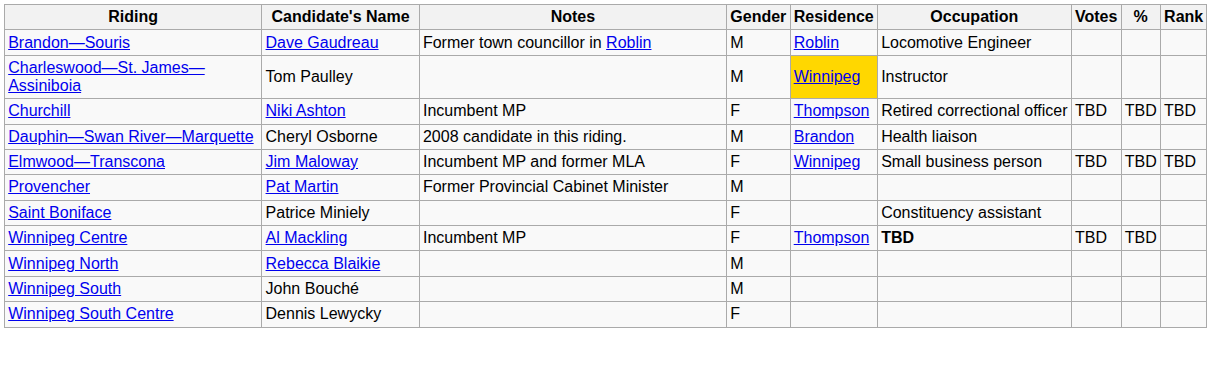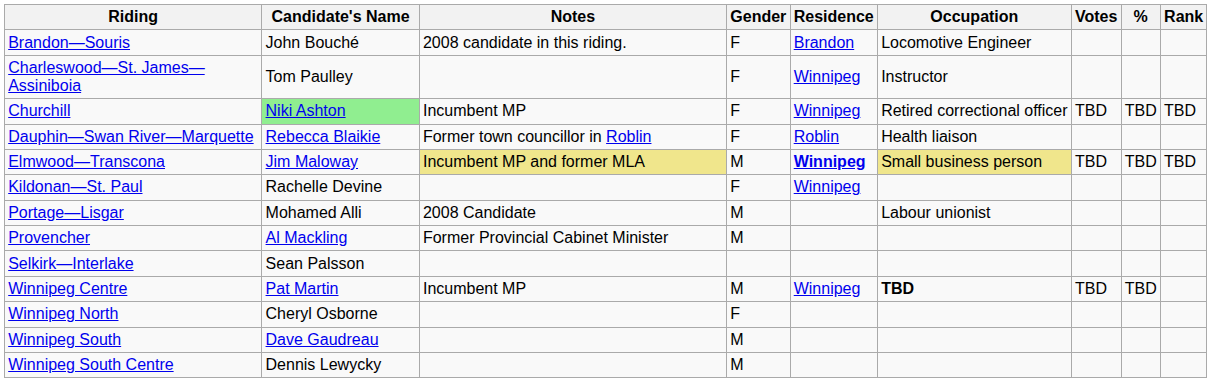(322, 42) Dave Gaudreau -> (312, 42) John Bouché
(537, 42) Former town councillor in Roblin -> (525, 42) 2008 candidate in this riding.
(737, 42) M -> (735, 42) F
(816, 42) Roblin -> (824, 42) Brandon
(737, 76) M -> (735, 76) F
(827, 76) gold background -> (827, 76) no background
(306, 111) no background -> (306, 111) lightgreen background
(832, 111) Thompson -> (827, 111) Winnipeg
(322, 136) Cheryl Osborne -> (323, 136) Rebecca Blaikie
(525, 136) 2008 candidate in this riding. -> (537, 136) Former town councillor in Roblin
(737, 136) M -> (735, 136) F
(824, 136) Brandon -> (816, 136) Roblin
(534, 162) no background -> (534, 162) khaki background
(735, 162) F -> (737, 162) M
(827, 162) normal -> (830, 162) bold
(962, 162) no background -> (962, 162) khaki background
+ row: (75, 187)
+ row: (66, 212)
(302, 187) Pat Martin -> (306, 238) Al Mackling
- row: (60, 212)
+ row: (71, 263)
(306, 238) Al Mackling -> (302, 288) Pat Martin
(735, 238) F -> (737, 288) M
(832, 238) Thompson -> (827, 288) Winnipeg
(323, 263) Rebecca Blaikie -> (322, 314) Cheryl Osborne
(737, 263) M -> (735, 314) F
(312, 288) John Bouché -> (322, 339) Dave Gaudreau
(735, 314) F -> (737, 365) M
